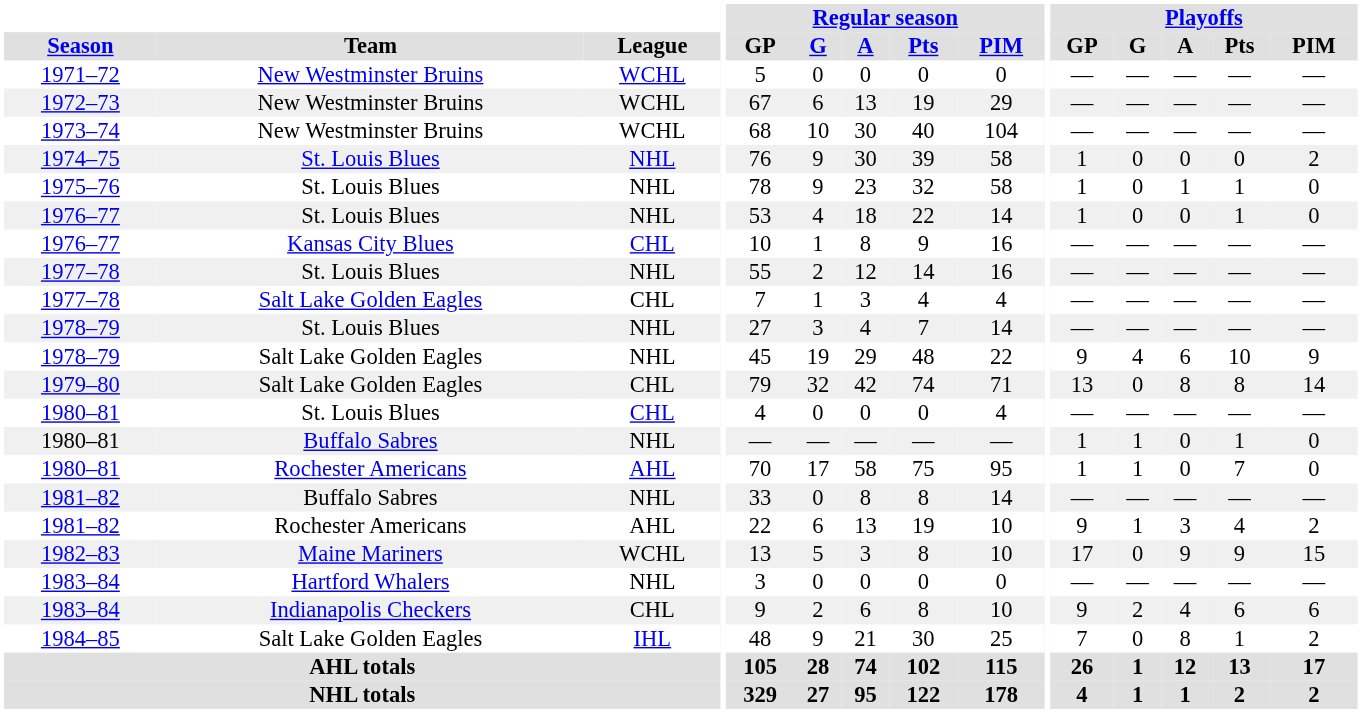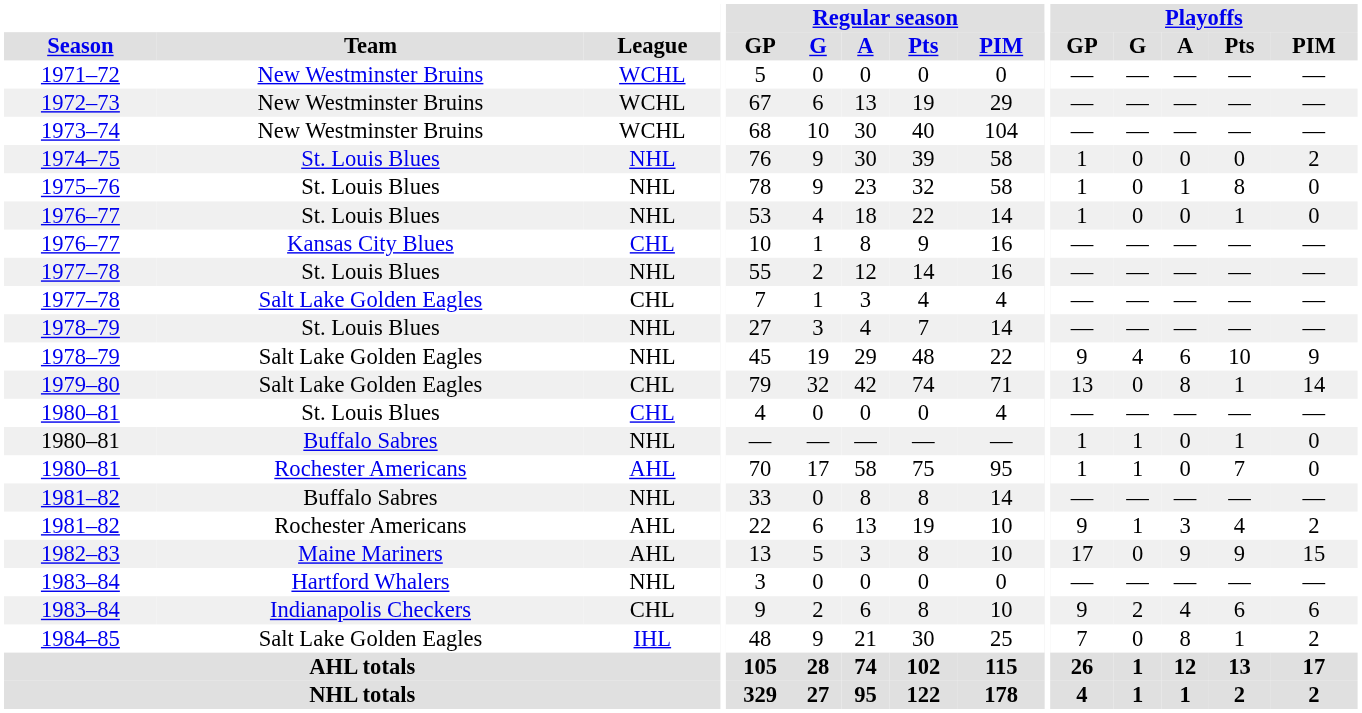(1239, 187) 1 -> (1239, 187) 8
(1239, 384) 8 -> (1239, 384) 1
(652, 553) WCHL -> (652, 553) AHL
